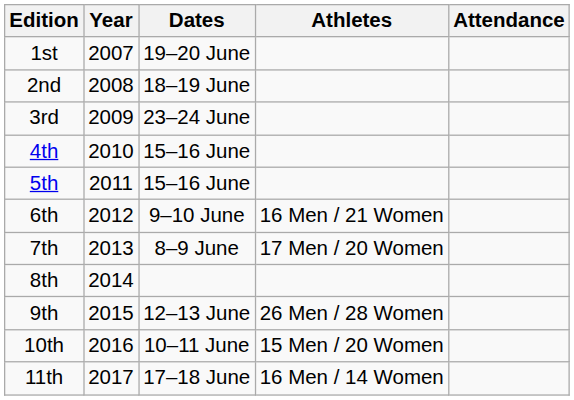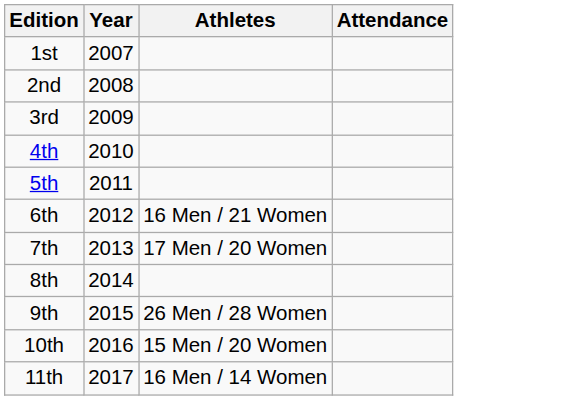- column: (197, 20)
